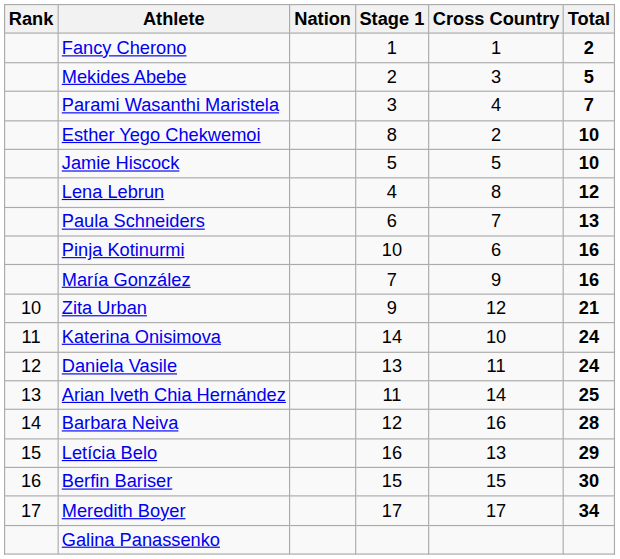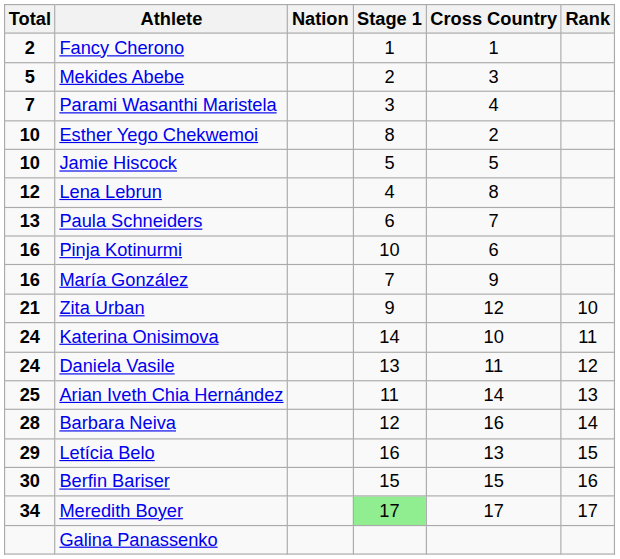columns swapped: (31, 18) <-> (589, 18)
(392, 510) no background -> (389, 510) lightgreen background
